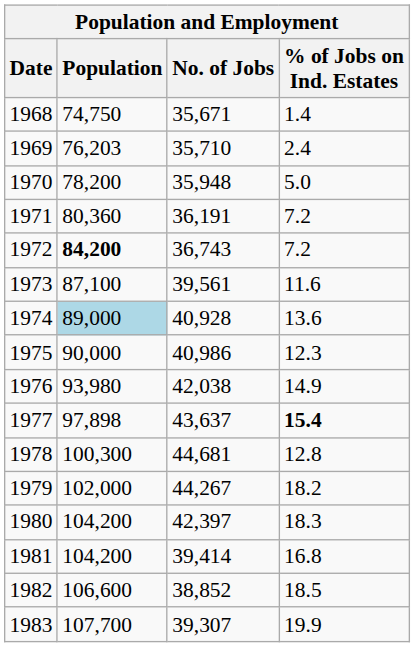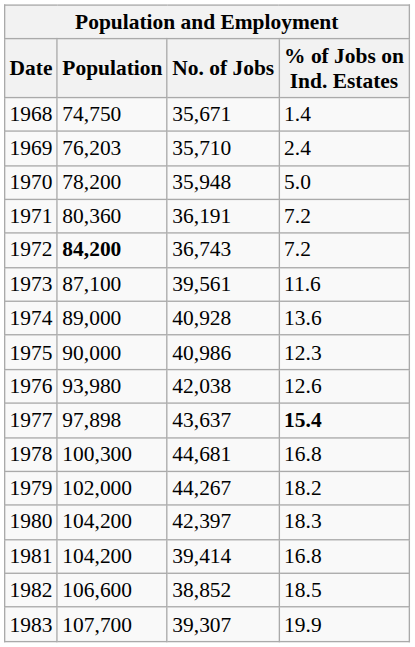(92, 318) lightblue background -> (92, 318) no background
(303, 386) 14.9 -> (303, 386) 12.6
(303, 454) 12.8 -> (303, 454) 16.8
